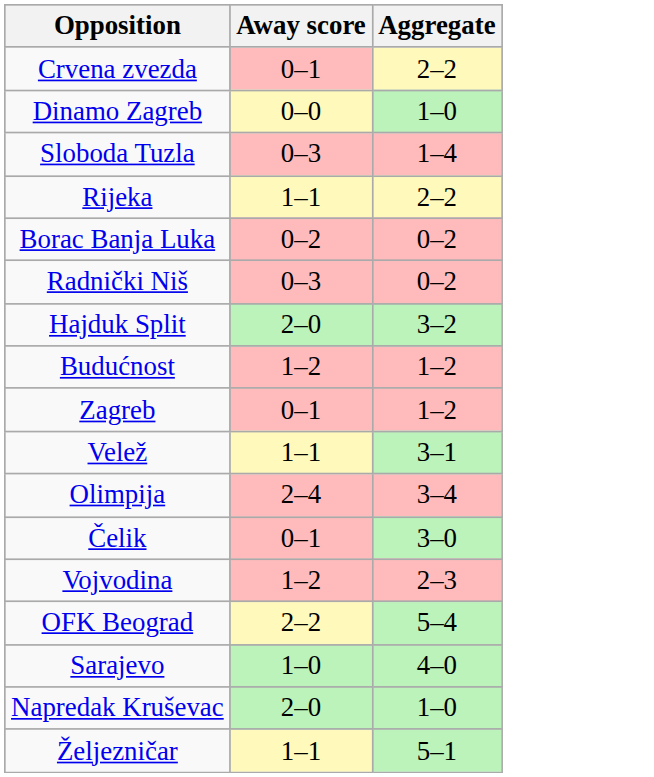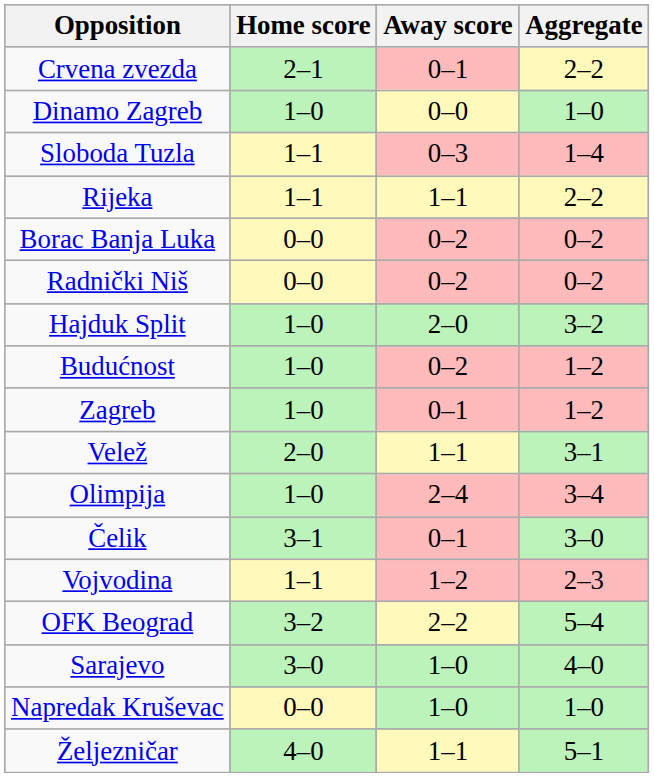+ column: (303, 25)
(301, 281) 0–3 -> (448, 281) 0–2
(301, 366) 1–2 -> (448, 366) 0–2
(301, 707) 2–0 -> (448, 707) 1–0
